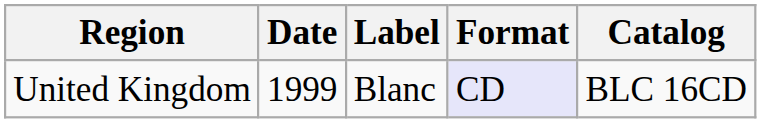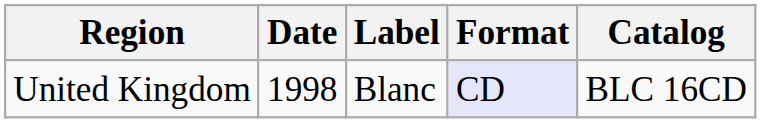(302, 88) 1999 -> (302, 88) 1998
